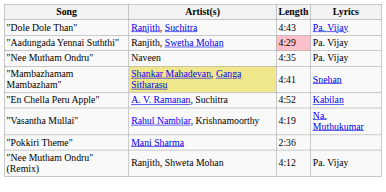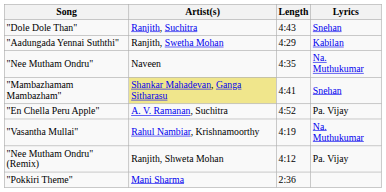(331, 27) Pa. Vijay -> (327, 27) Snehan
(287, 43) pink background -> (287, 43) no background
(331, 43) Pa. Vijay -> (328, 43) Kabilan
(331, 58) Pa. Vijay -> (338, 64) Na. Muthukumar
(328, 100) Kabilan -> (331, 111) Pa. Vijay
rows swapped: (50, 163) <-> (40, 142)
